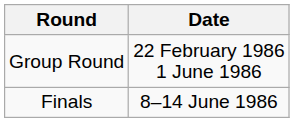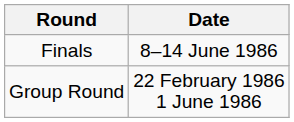rows swapped: (67, 60) <-> (67, 102)
